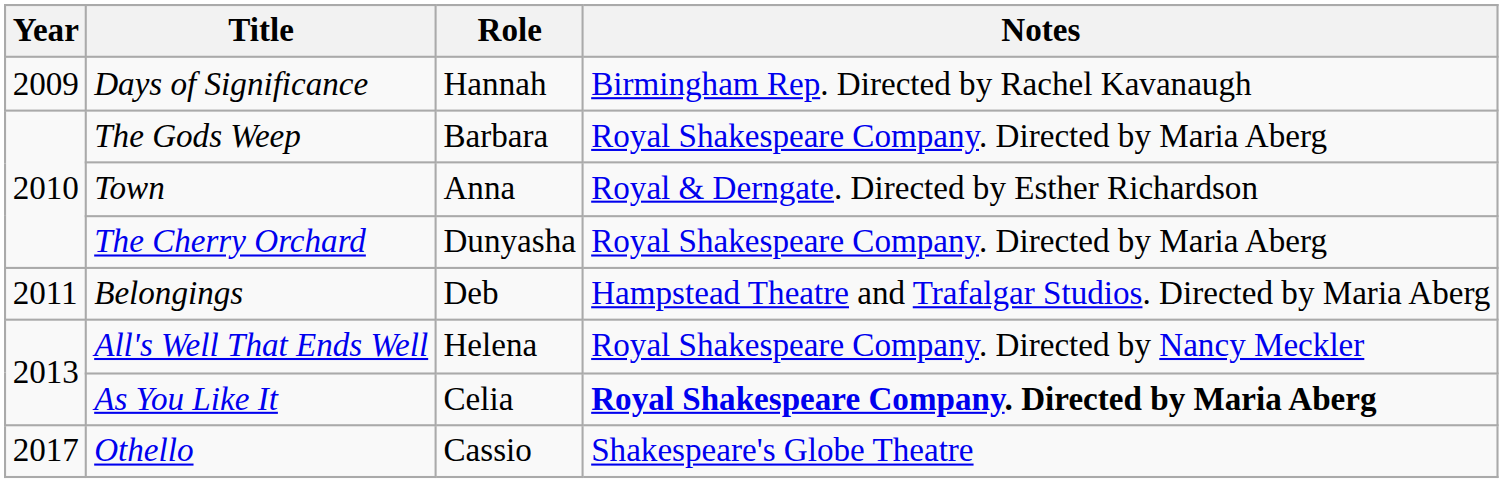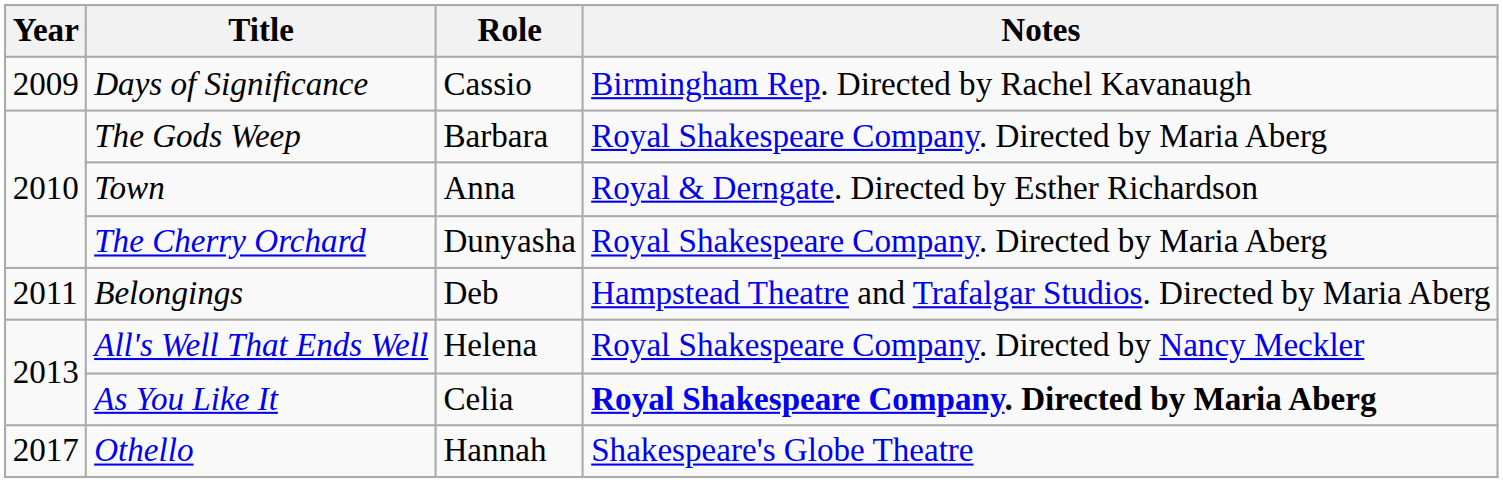(495, 83) Hannah -> (488, 83) Cassio
(488, 450) Cassio -> (495, 450) Hannah
